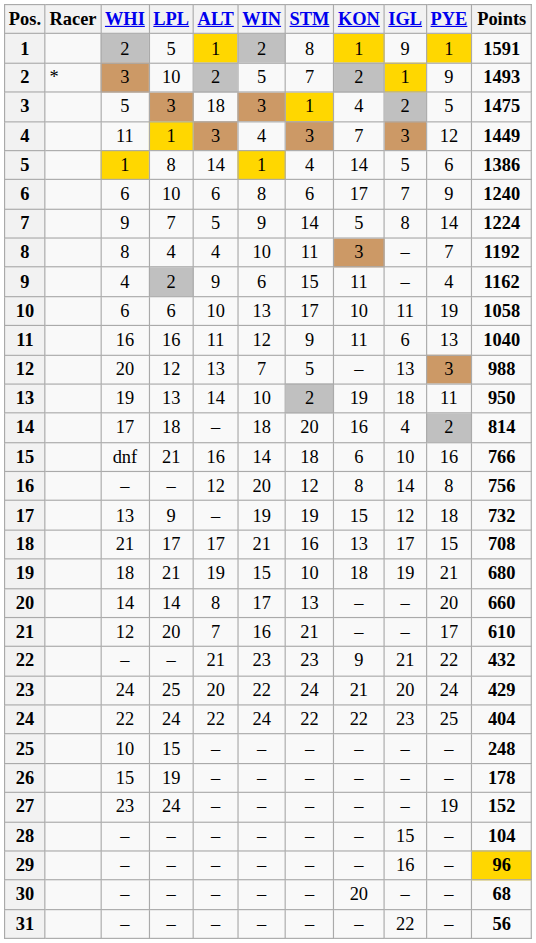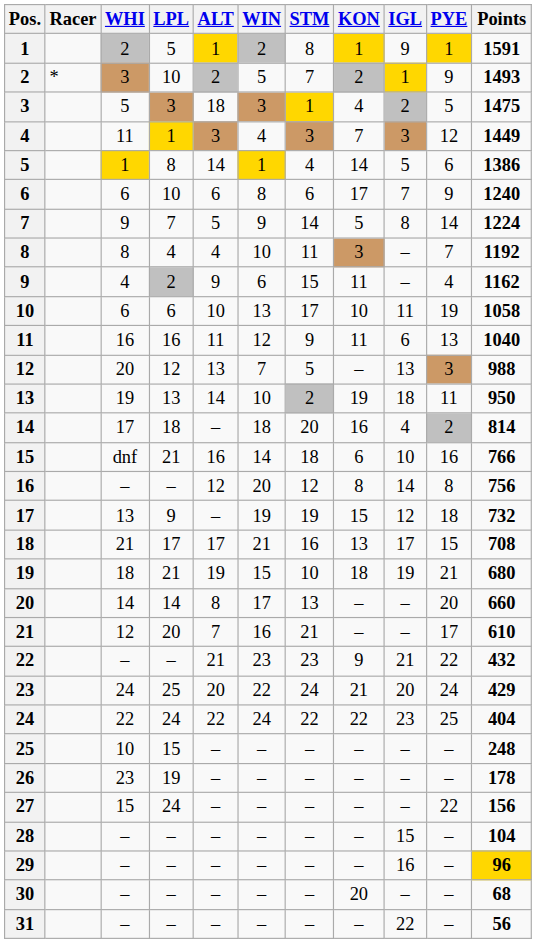(125, 777) 15 -> (125, 777) 23
(125, 806) 23 -> (125, 806) 15
(449, 806) 19 -> (449, 806) 22
(502, 806) 152 -> (502, 806) 156
